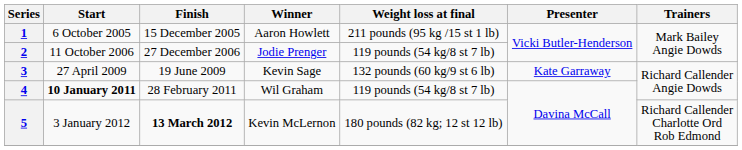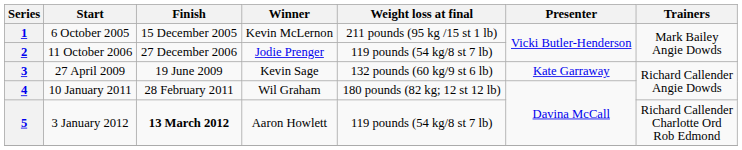(292, 33) Aaron Howlett -> (289, 33) Kevin McLernon
(92, 90) bold -> (90, 90) normal
(423, 90) 119 pounds (54 kg/8 st 7 lb) -> (422, 90) 180 pounds (82 kg; 12 st 12 lb)
(292, 123) Kevin McLernon -> (289, 123) Aaron Howlett
(423, 123) 180 pounds (82 kg; 12 st 12 lb) -> (422, 123) 119 pounds (54 kg/8 st 7 lb)
